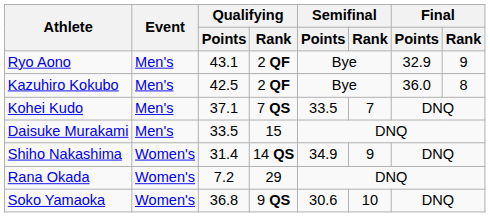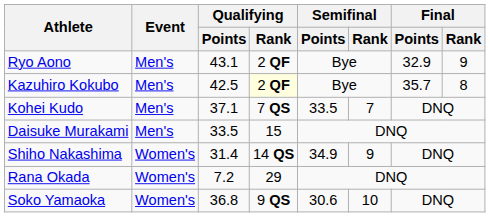(274, 85) no background -> (274, 85) lightyellow background
(417, 85) 36.0 -> (417, 85) 35.7
